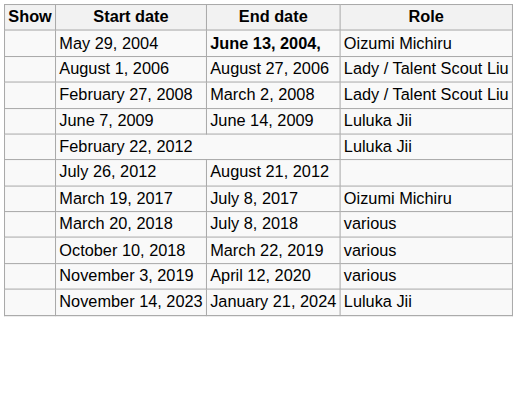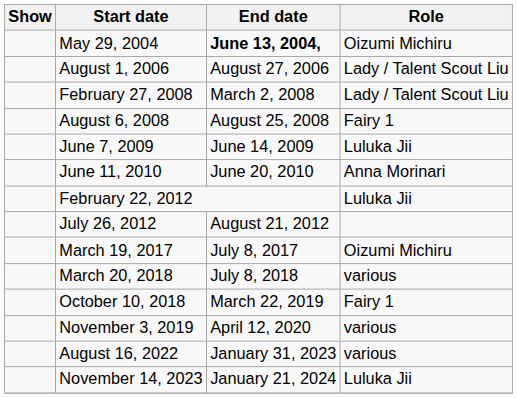+ row: (114, 120)
+ row: (110, 172)
(370, 250) various -> (369, 302) Fairy 1
+ row: (119, 353)
